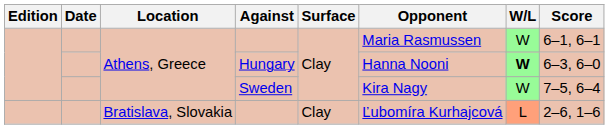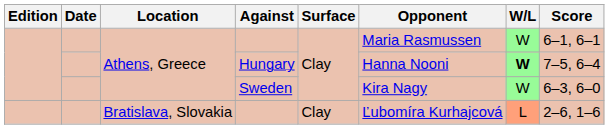(572, 63) 6–3, 6–0 -> (572, 63) 7–5, 6–4
(572, 87) 7–5, 6–4 -> (572, 87) 6–3, 6–0
